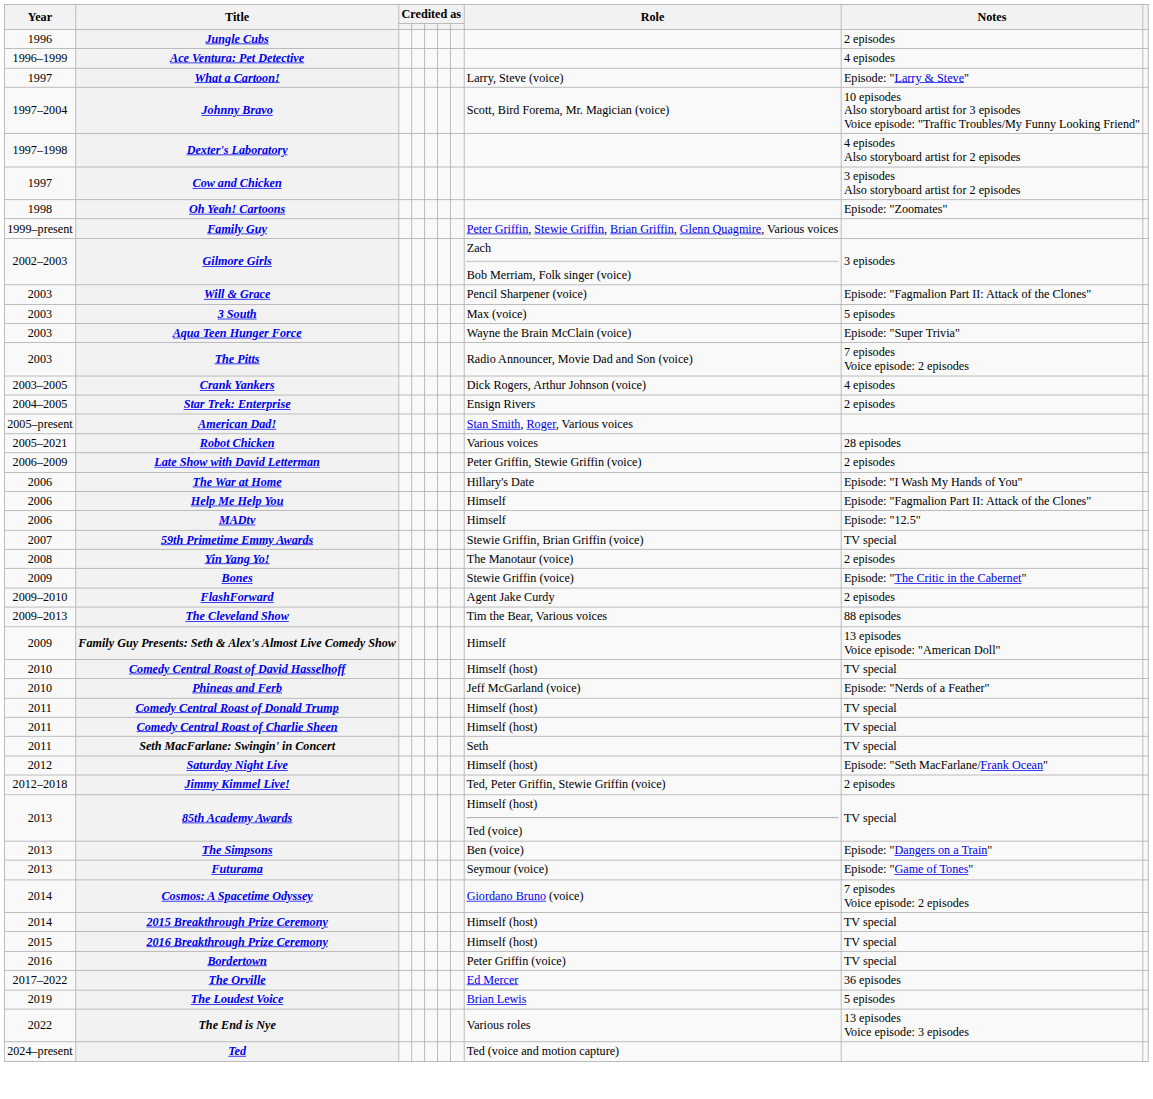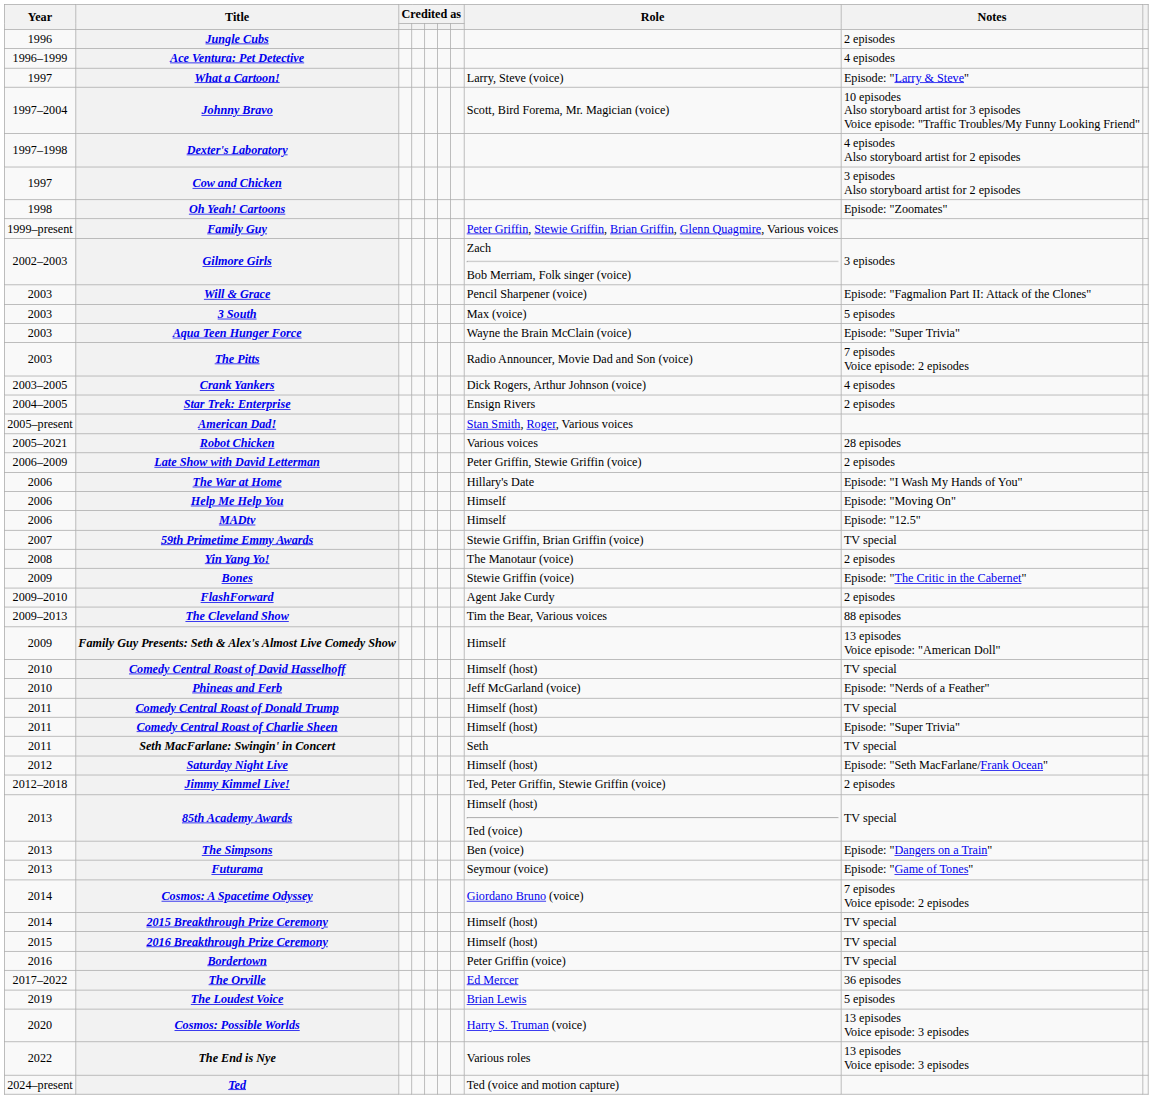(968, 501) Episode: "Fagmalion Part II: Attack of the Clones" -> (900, 501) Episode: "Moving On"
(870, 727) TV special -> (902, 727) Episode: "Super Trivia"
+ row: (237, 1025)
